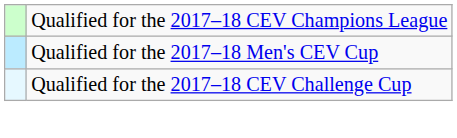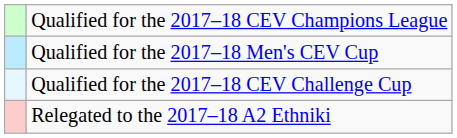+ row: (181, 116)
